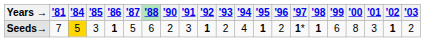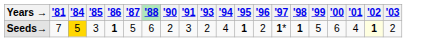- column: (207, 12)
(337, 28) 6 -> (318, 28) 5
(356, 28) 8 -> (337, 28) 6
(374, 28) 3 -> (356, 28) 4
(393, 28) no background -> (374, 28) lightyellow background
